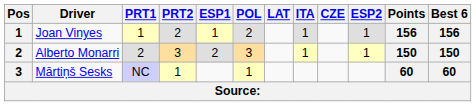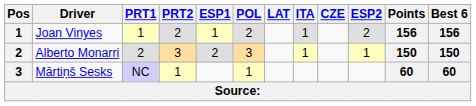(366, 33) 1 -> (366, 33) 2
